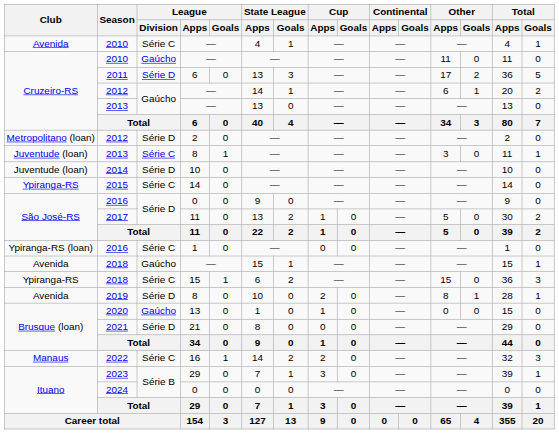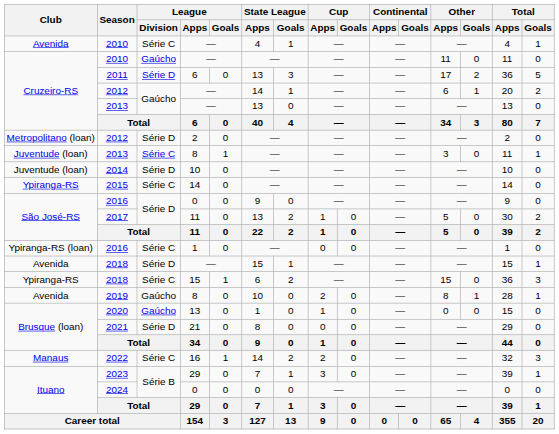(159, 264) Gaúcho -> (159, 264) Série D
(159, 295) Série D -> (159, 295) Gaúcho
